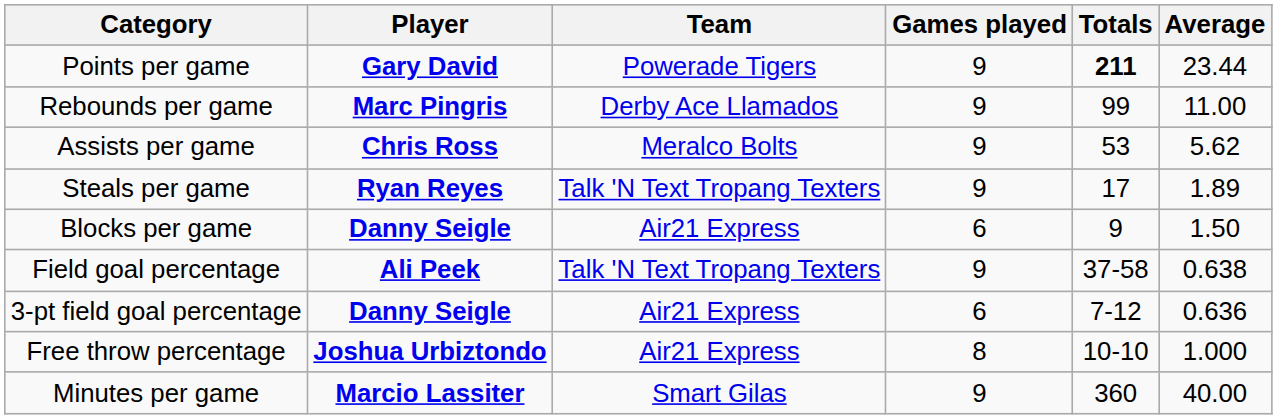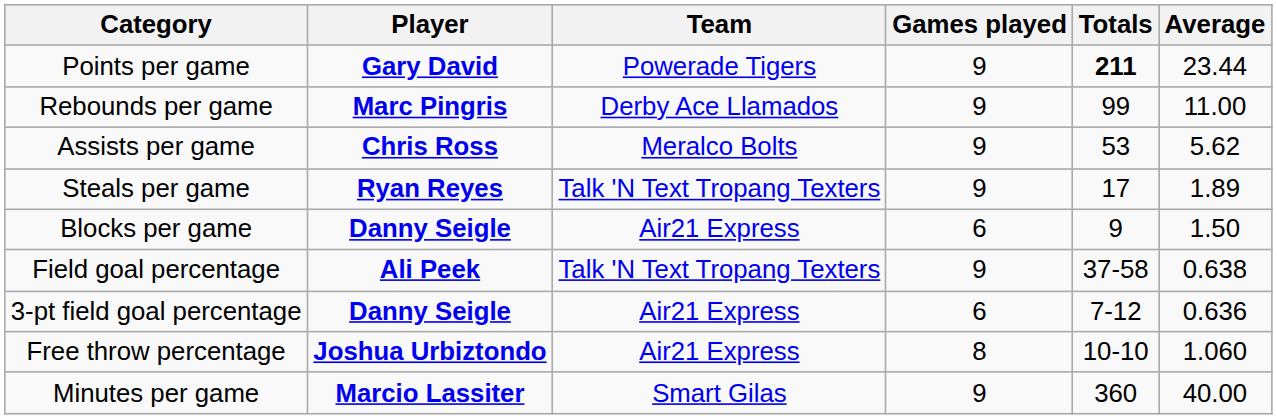(1215, 351) 1.000 -> (1215, 351) 1.060
